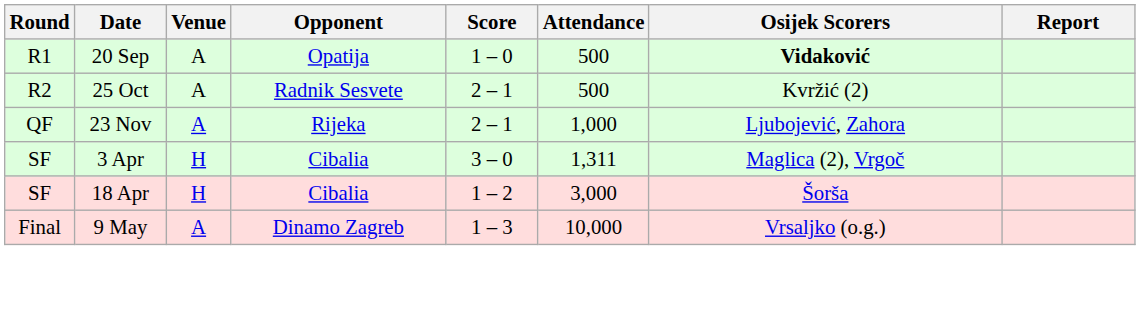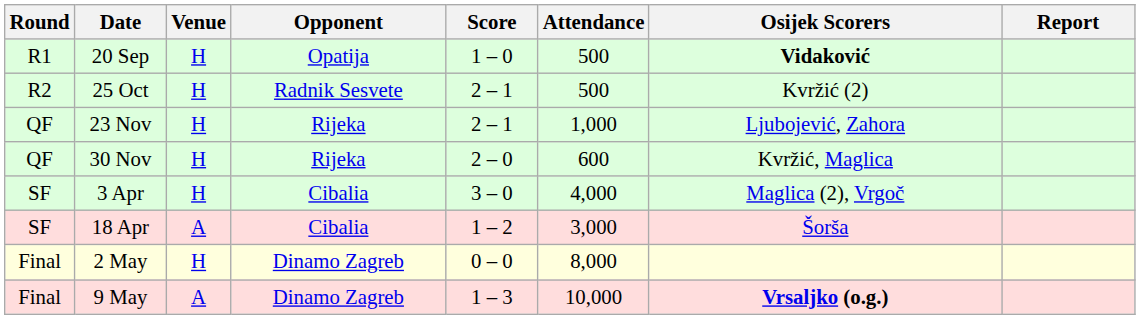(199, 56) A -> (199, 56) H
(199, 90) A -> (199, 90) H
(199, 124) A -> (199, 124) H
+ row: (120, 159)
(594, 159) 1,311 -> (594, 193) 4,000
(199, 193) H -> (199, 227) A
+ row: (120, 262)
(825, 227) normal -> (825, 296) bold
